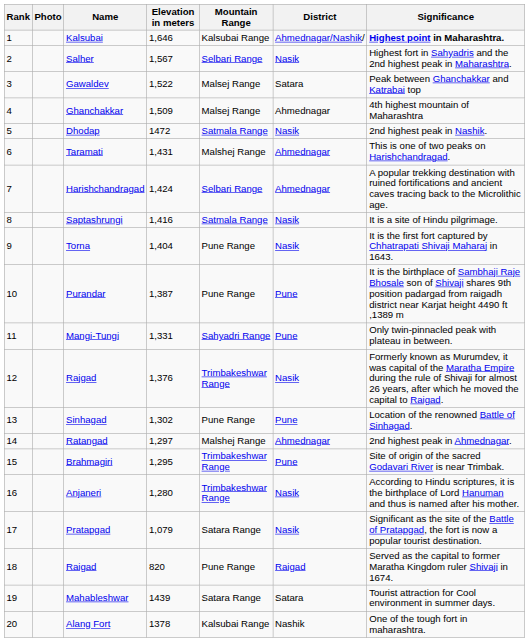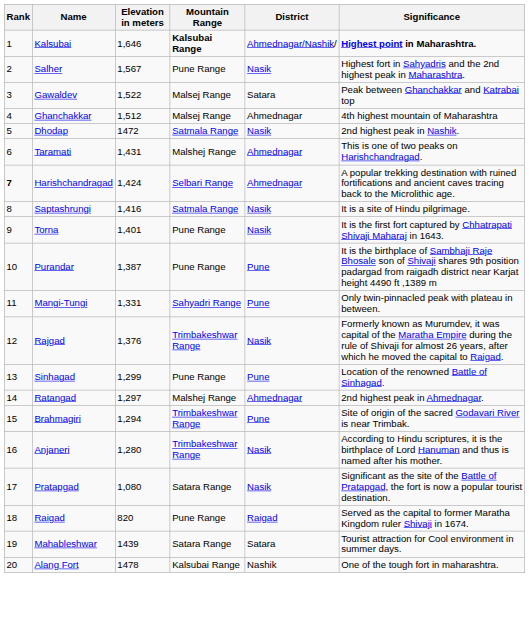- column: (48, 17)
(235, 38) normal -> (192, 43) bold
(232, 58) Selbari Range -> (199, 69) Pune Range
(161, 110) 1,509 -> (129, 116) 1,512
(9, 188) normal -> (9, 183) bold
(161, 246) 1,404 -> (129, 230) 1,401
(161, 420) 1,302 -> (129, 377) 1,299
(161, 461) 1,295 -> (129, 418) 1,294
(161, 530) 1,079 -> (129, 486) 1,080
(160, 624) 1378 -> (128, 565) 1478
